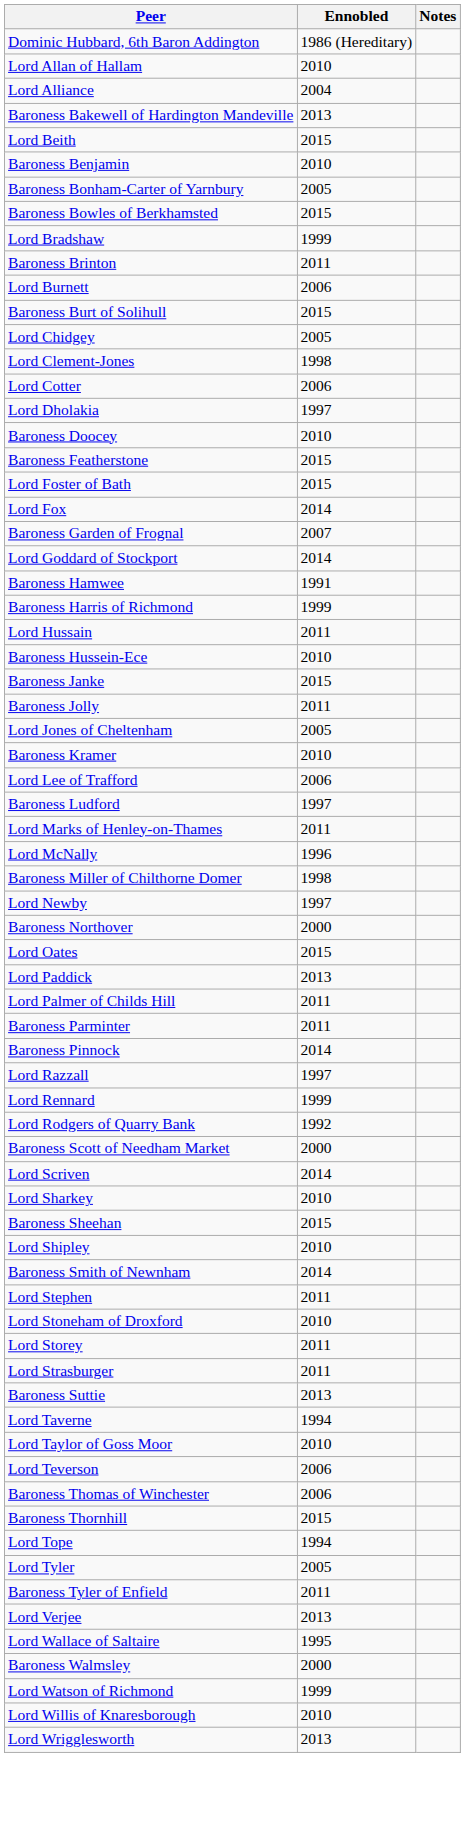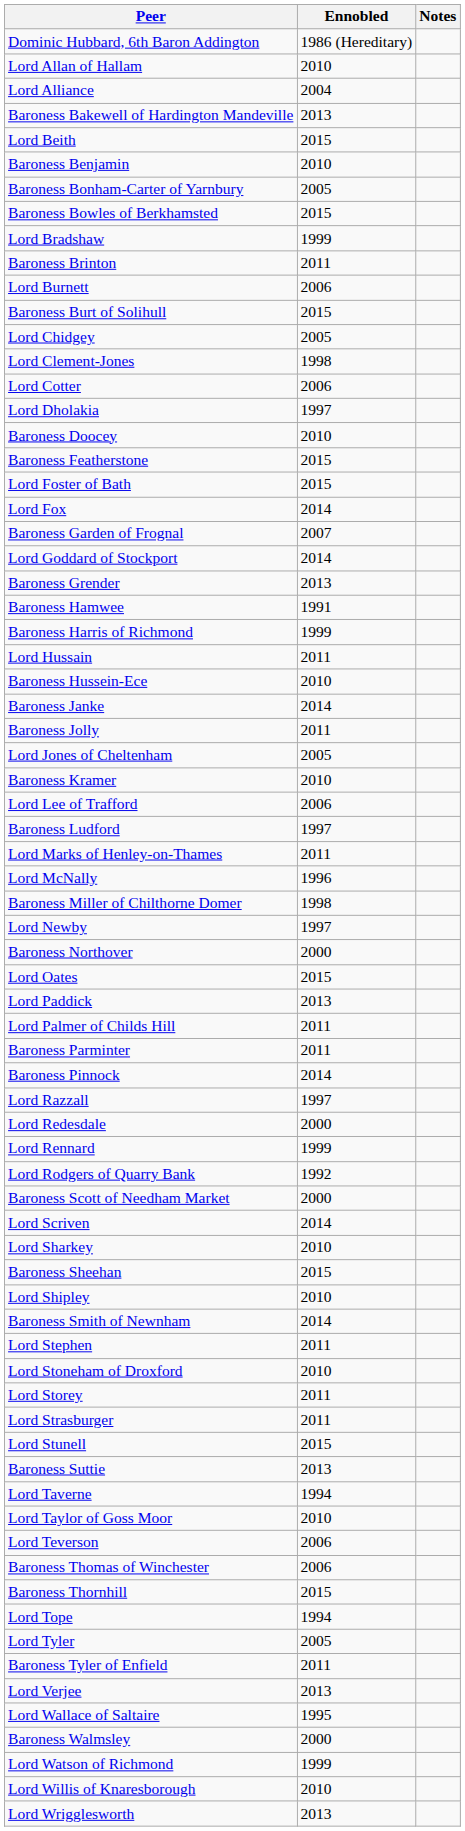+ row: (64, 582)
(316, 681) 2015 -> (316, 705) 2014
+ row: (57, 1124)
+ row: (47, 1444)
